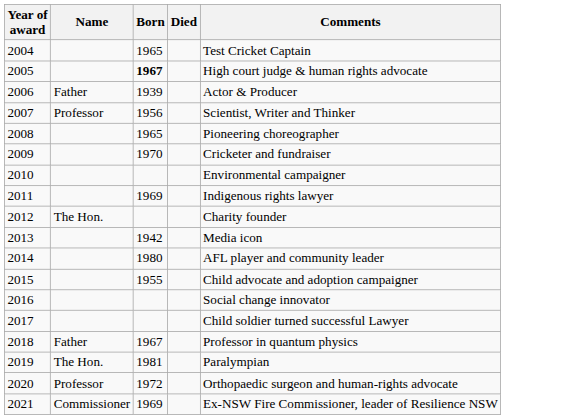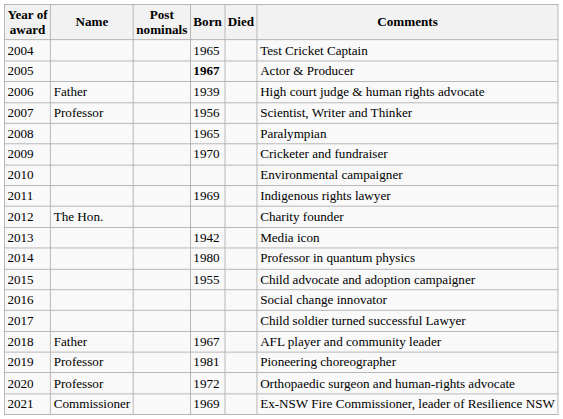+ column: (162, 22)
(315, 71) High court judge & human rights advocate -> (307, 71) Actor & Producer
(250, 92) Actor & Producer -> (372, 92) High court judge & human rights advocate
(271, 133) Pioneering choreographer -> (293, 133) Paralympian
(294, 258) AFL player and community leader -> (338, 258) Professor in quantum physics
(280, 341) Professor in quantum physics -> (351, 341) AFL player and community leader
(78, 362) The Hon. -> (78, 362) Professor
(236, 362) Paralympian -> (328, 362) Pioneering choreographer
